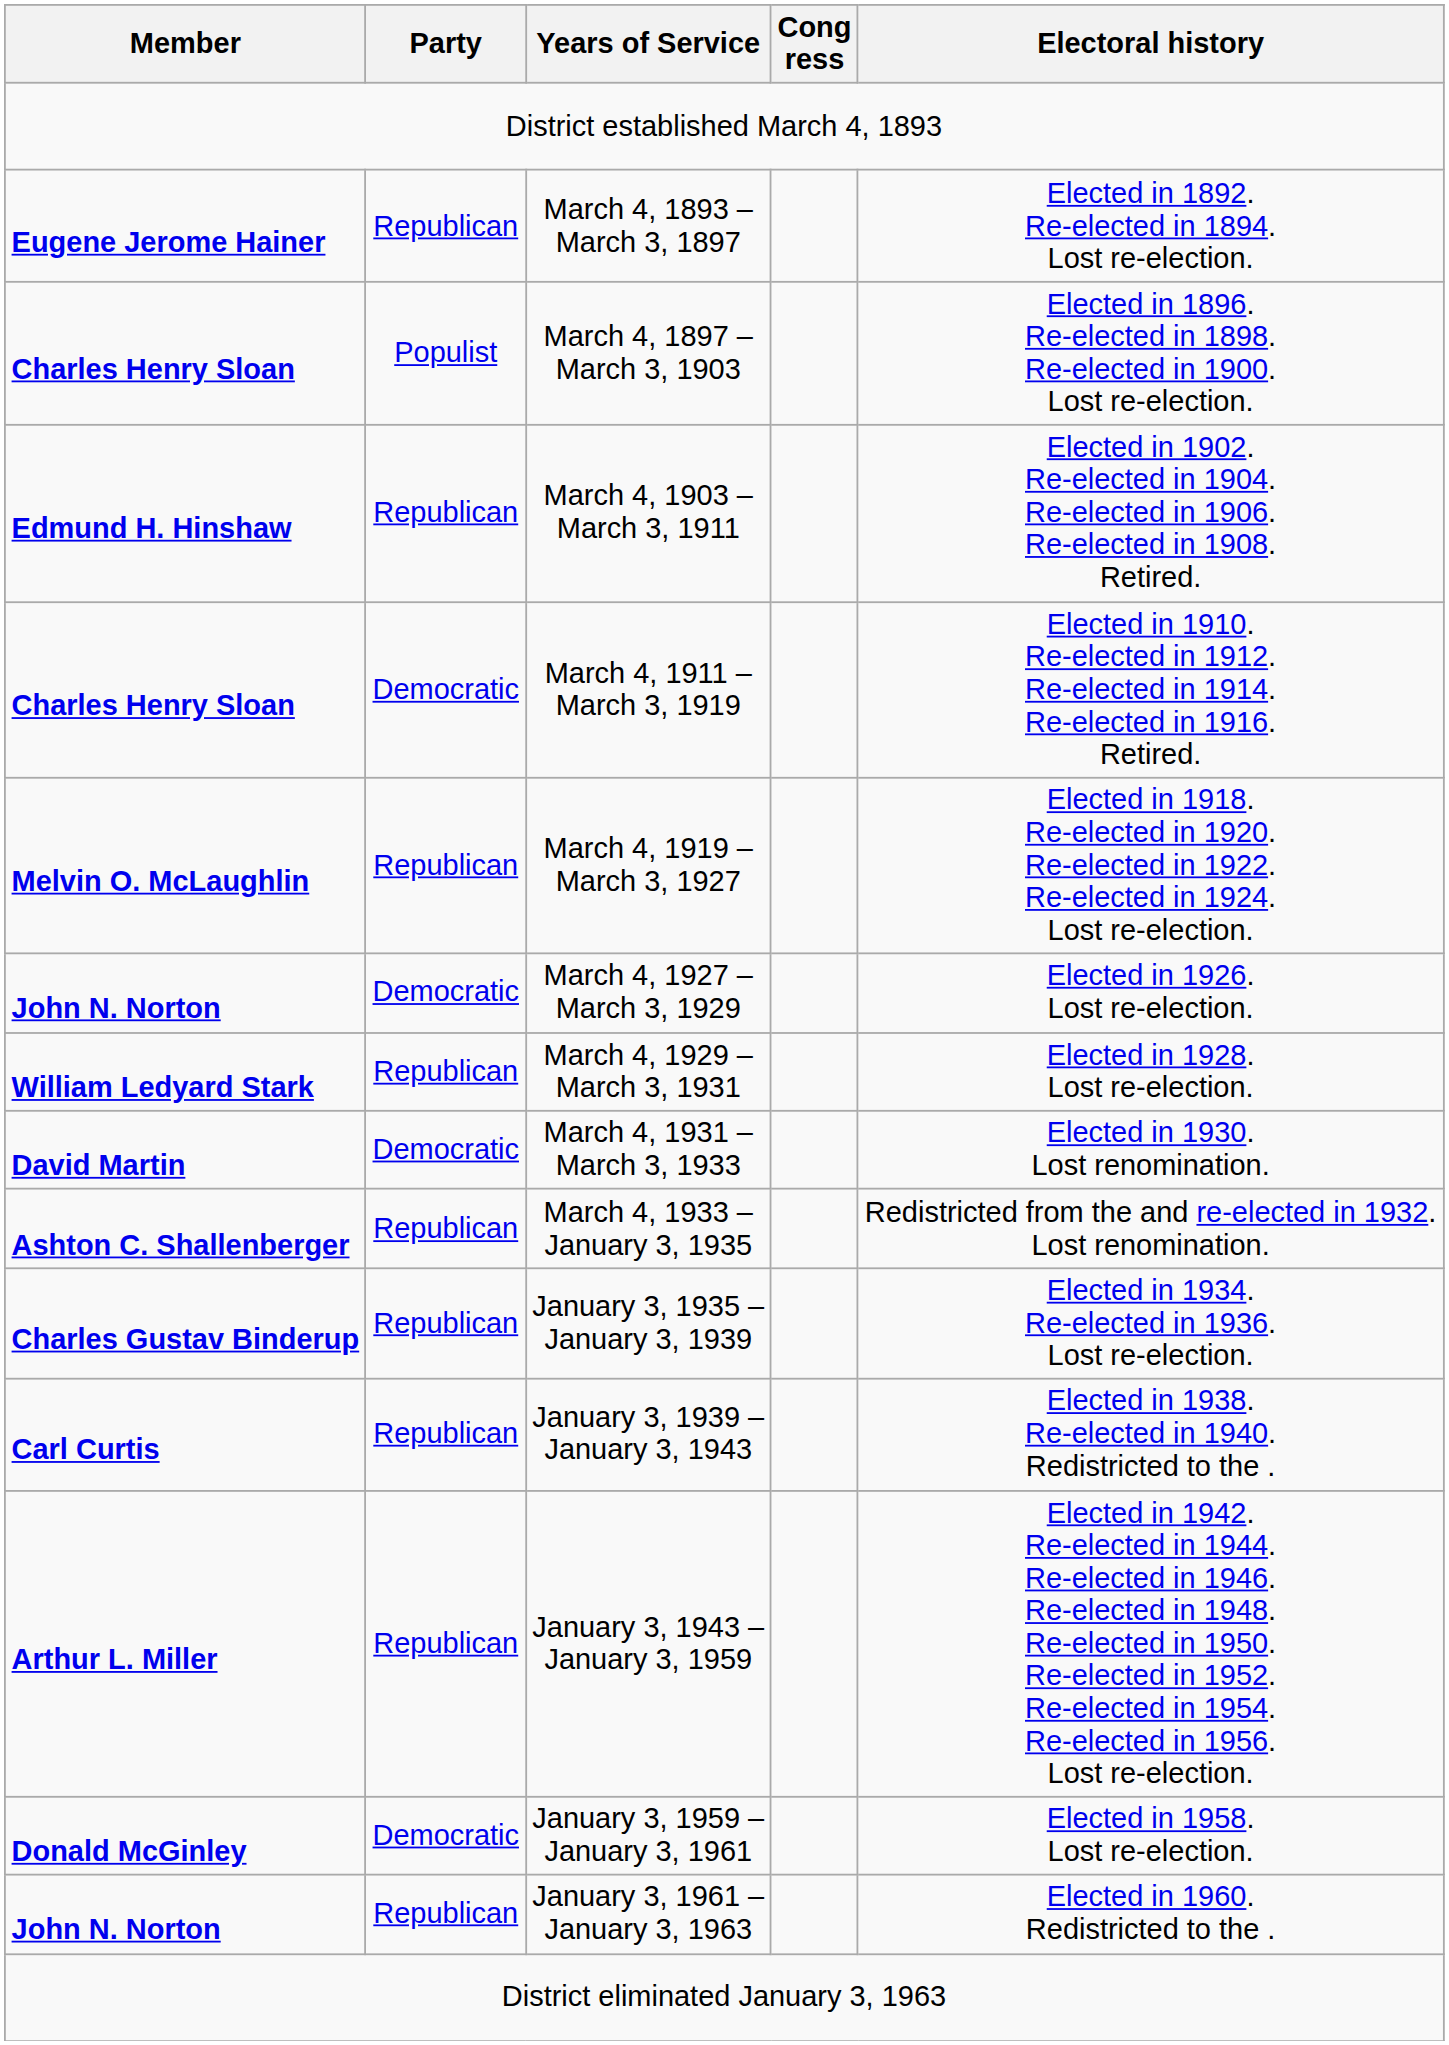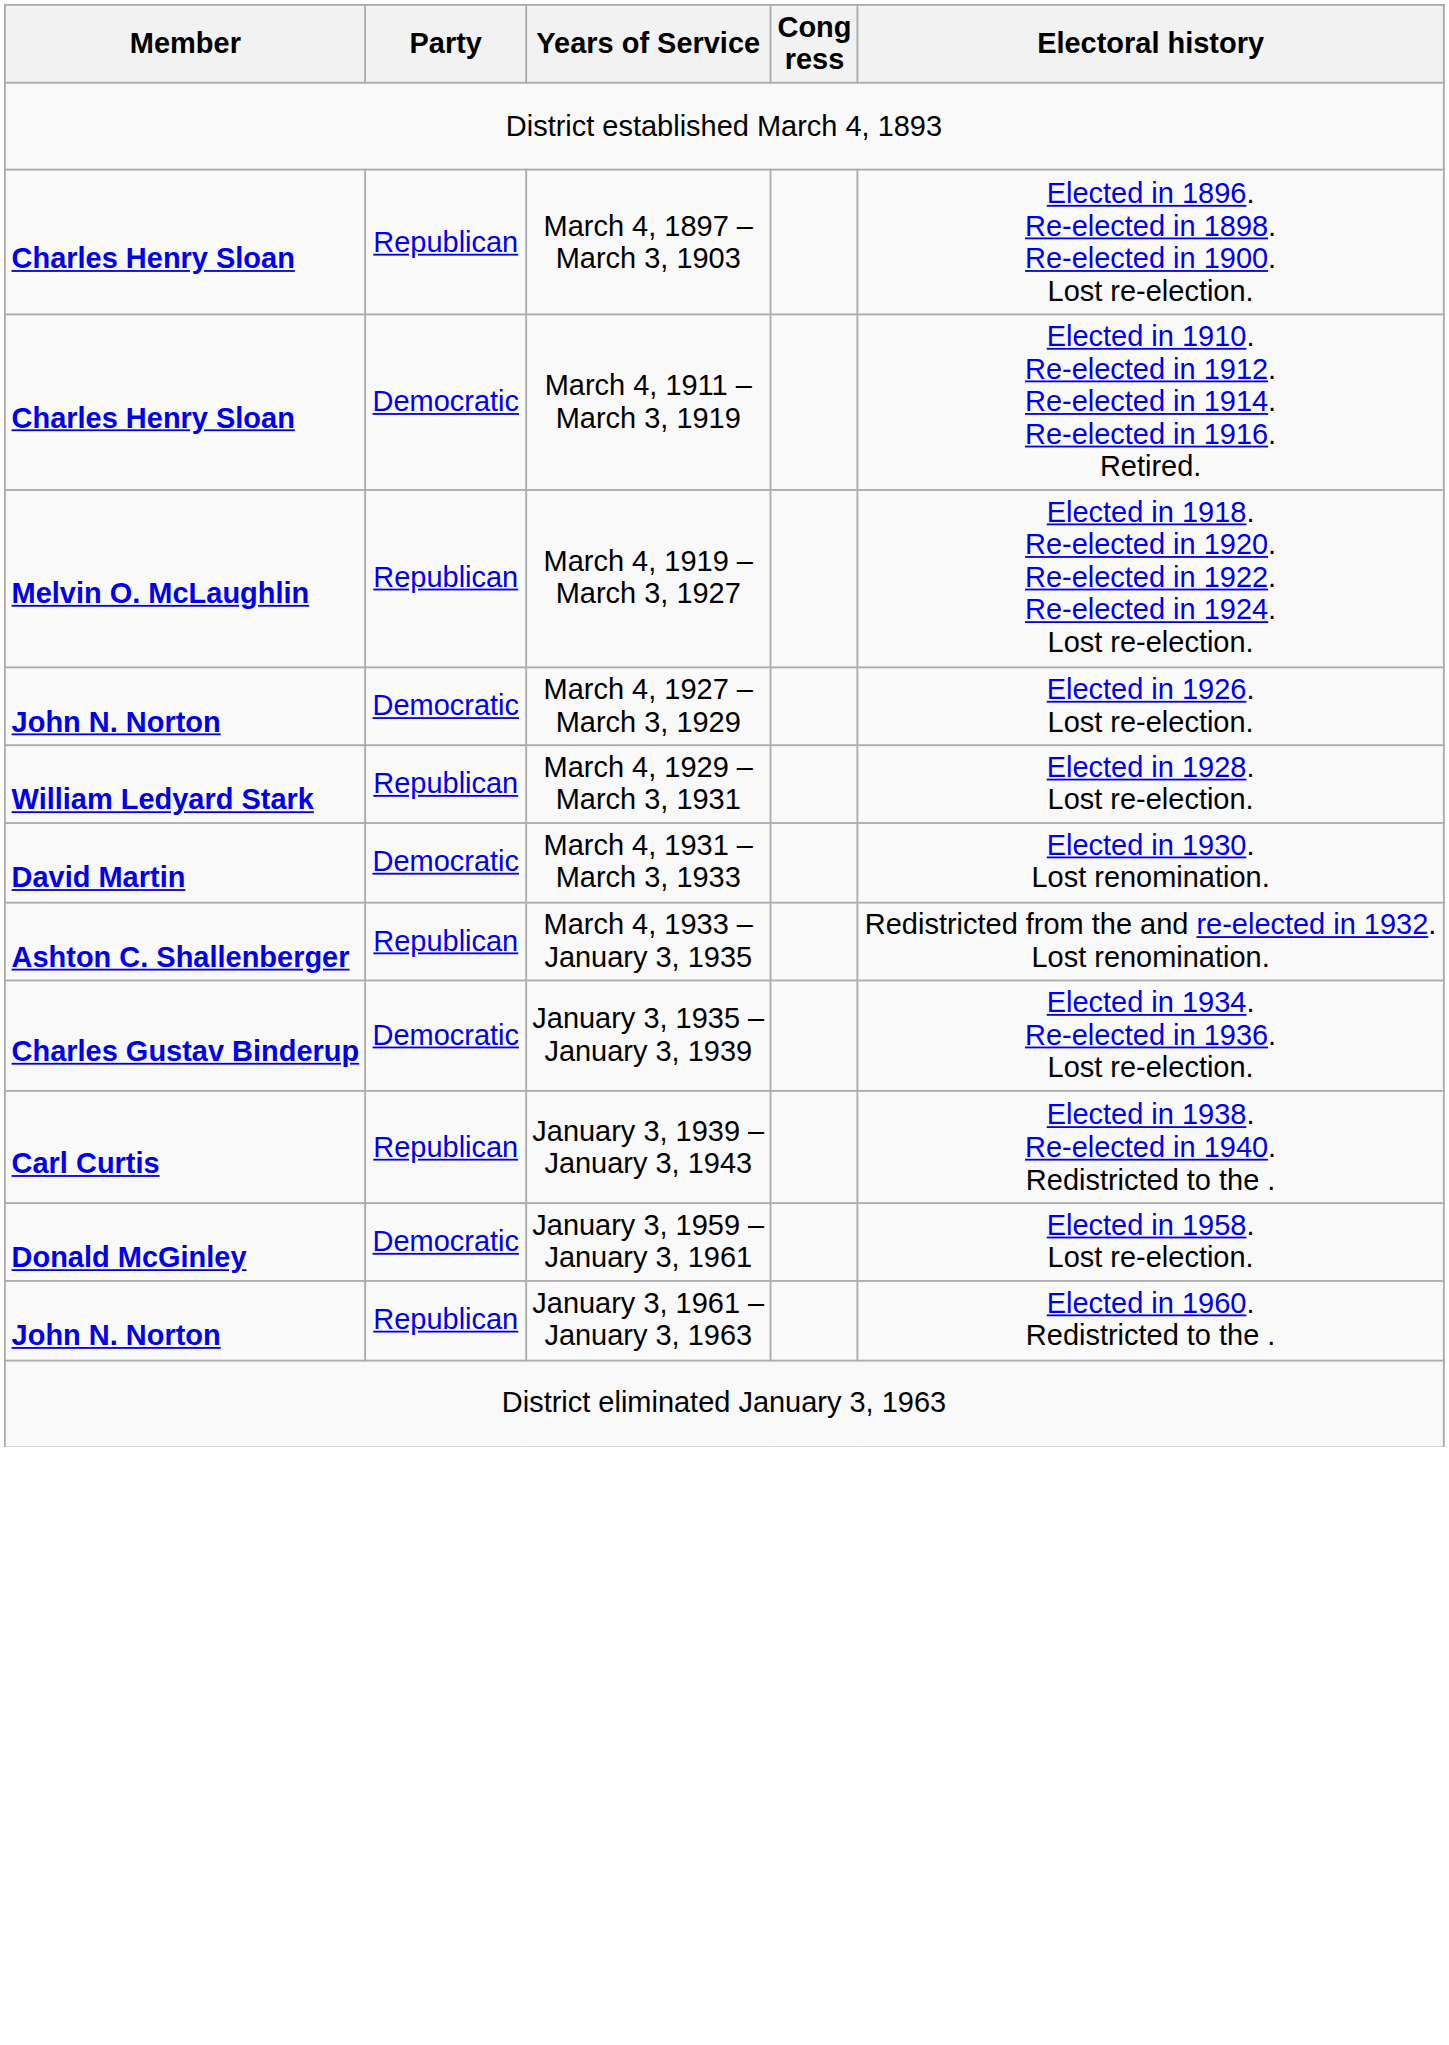- row: (648, 225)
(446, 352) Populist -> (446, 241) Republican
- row: (648, 512)
(446, 1322) Republican -> (446, 1035) Democratic
- row: (648, 1642)
